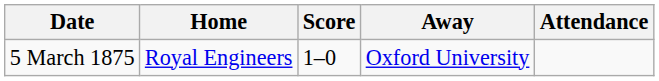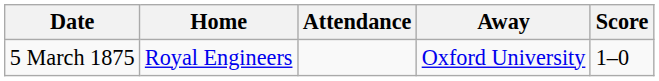columns swapped: (329, 22) <-> (594, 22)
